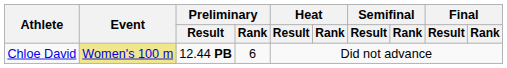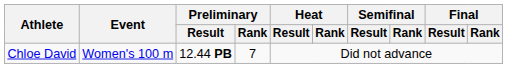(128, 54) khaki background -> (128, 54) no background
(252, 54) 6 -> (252, 54) 7
